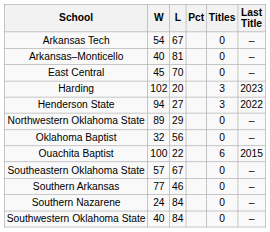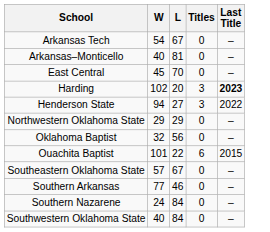- column: (196, 18)
(252, 89) normal -> (231, 89) bold
(159, 121) 89 -> (159, 121) 29
(159, 154) 100 -> (159, 154) 101
